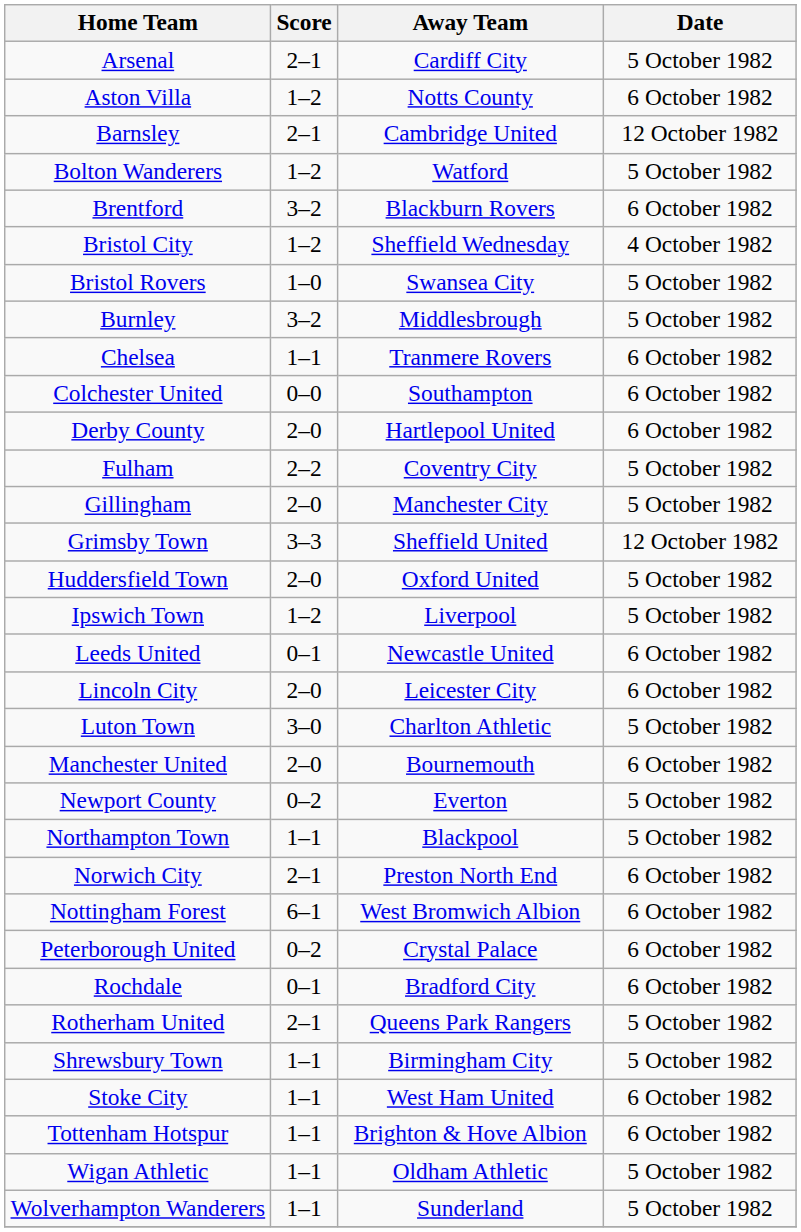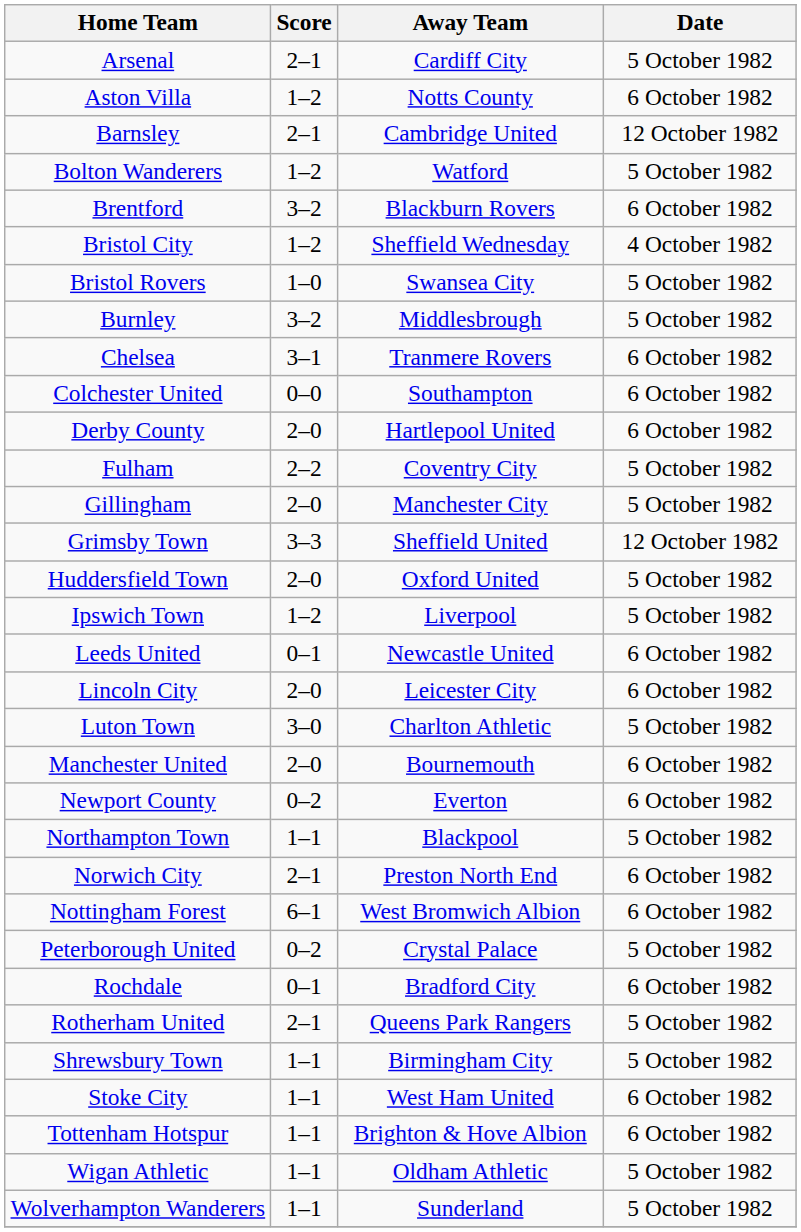(304, 356) 1–1 -> (304, 356) 3–1
(700, 801) 5 October 1982 -> (700, 801) 6 October 1982
(700, 949) 6 October 1982 -> (700, 949) 5 October 1982
